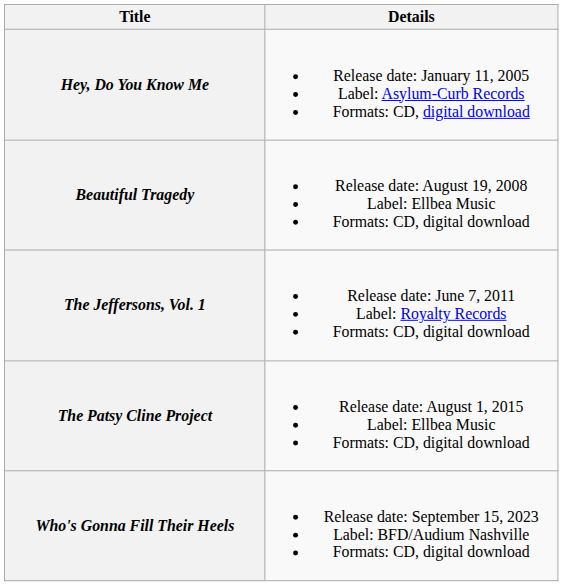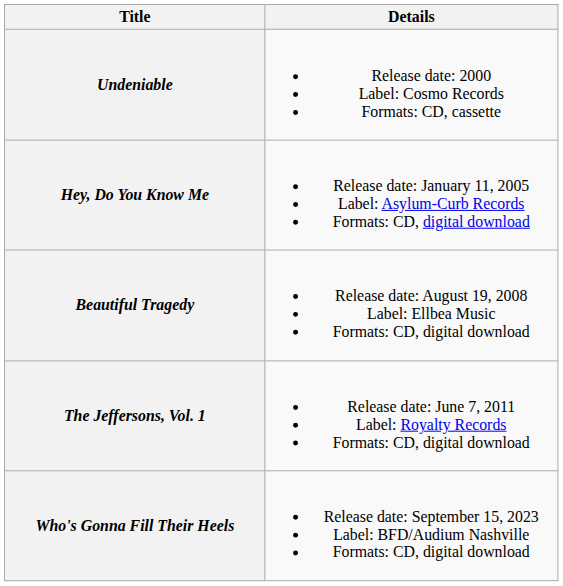+ row: (135, 84)
- row: (135, 415)
